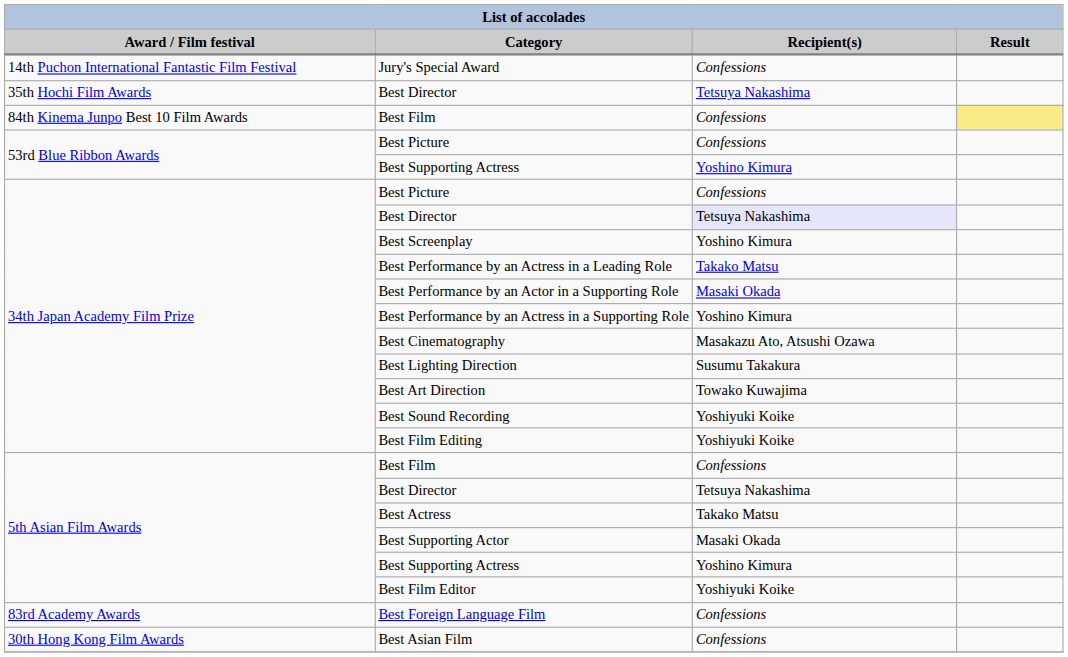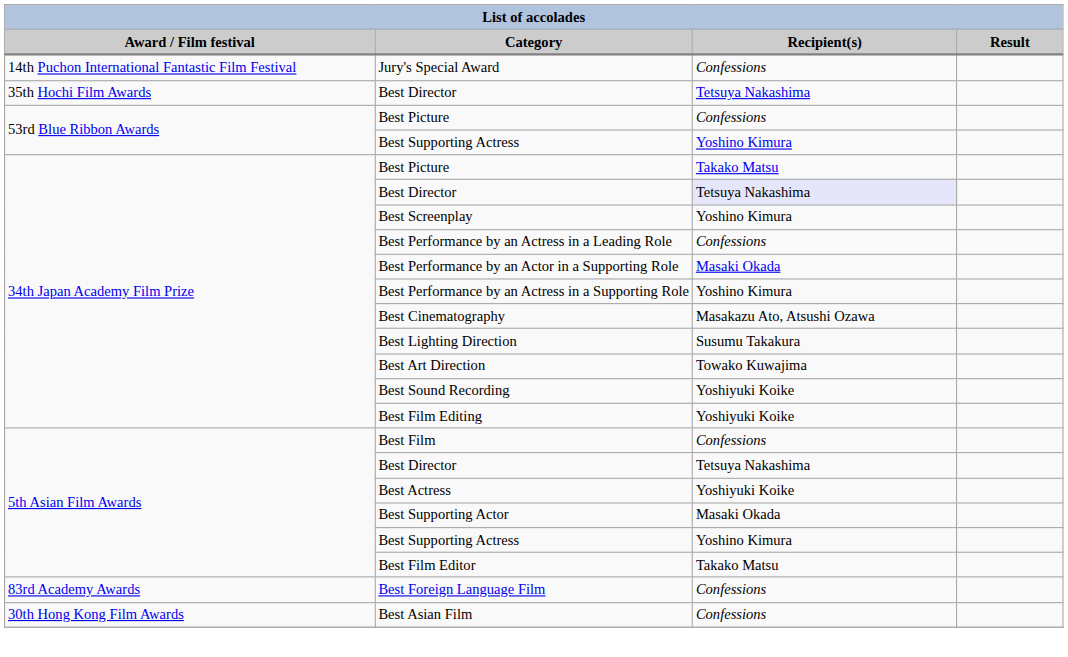- row: (128, 117)
(731, 191) Confessions -> (737, 167) Takako Matsu
(737, 266) Takako Matsu -> (731, 241) Confessions
(737, 515) Takako Matsu -> (745, 490) Yoshiyuki Koike
(745, 589) Yoshiyuki Koike -> (737, 564) Takako Matsu
